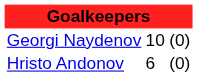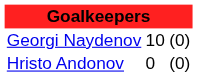(150, 64) 6 -> (150, 64) 0
